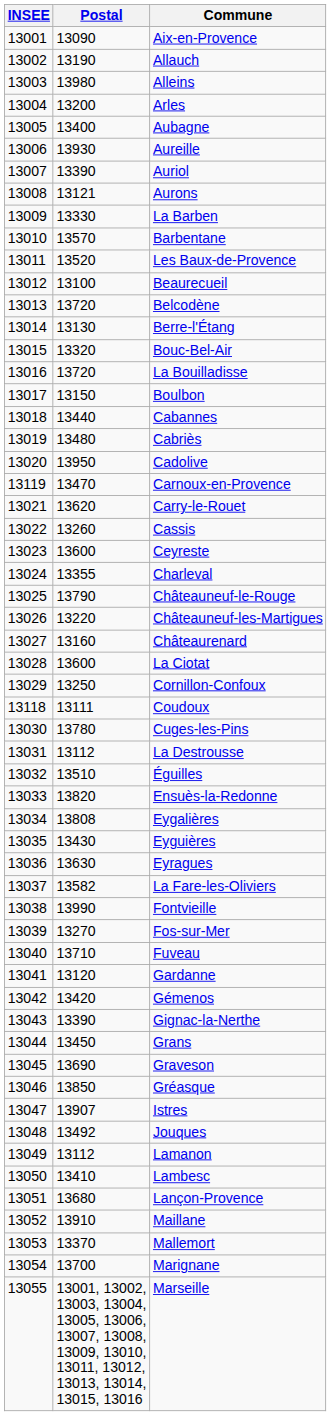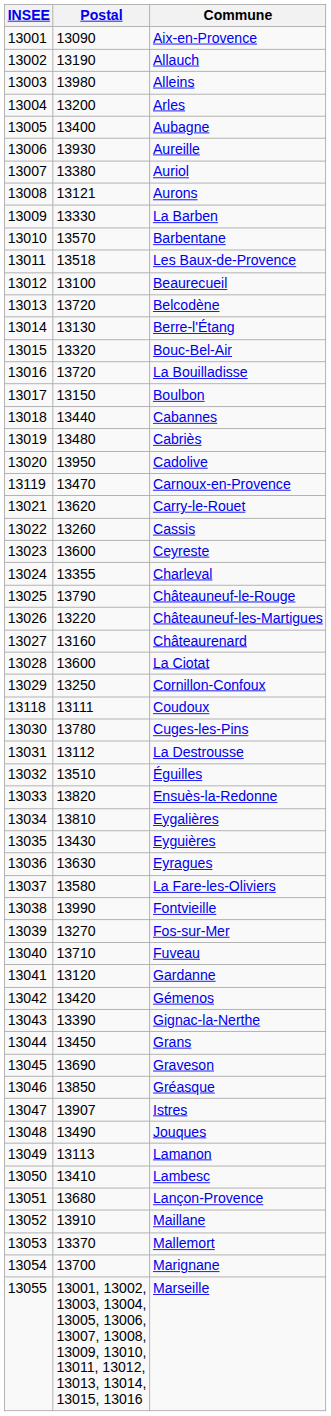(76, 171) 13390 -> (76, 171) 13380
(76, 261) 13520 -> (76, 261) 13518
(76, 819) 13808 -> (76, 819) 13810
(76, 886) 13582 -> (76, 886) 13580
(76, 1132) 13492 -> (76, 1132) 13490
(75, 1154) 13112 -> (75, 1154) 13113
